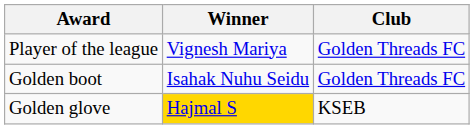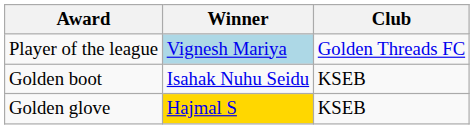(227, 49) no background -> (227, 49) lightblue background
(391, 78) Golden Threads FC -> (342, 78) KSEB
